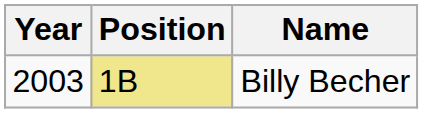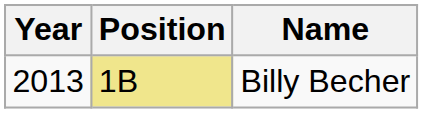(48, 81) 2003 -> (48, 81) 2013
